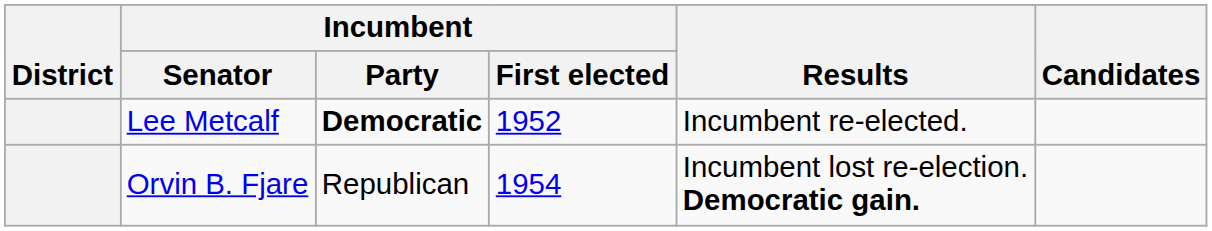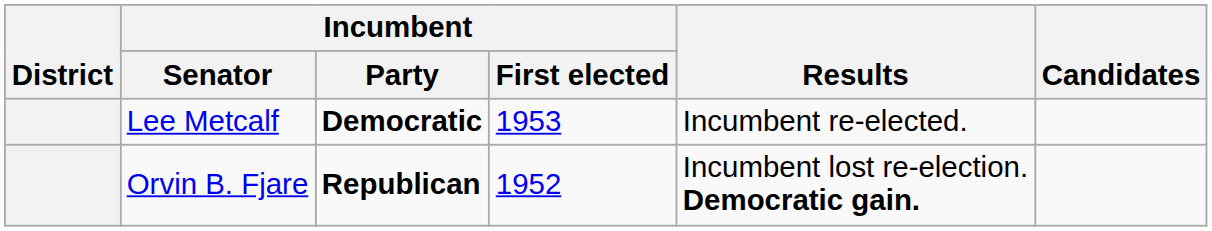(529, 121) 1952 -> (529, 121) 1953
(396, 184) normal -> (401, 184) bold
(529, 184) 1954 -> (529, 184) 1952
